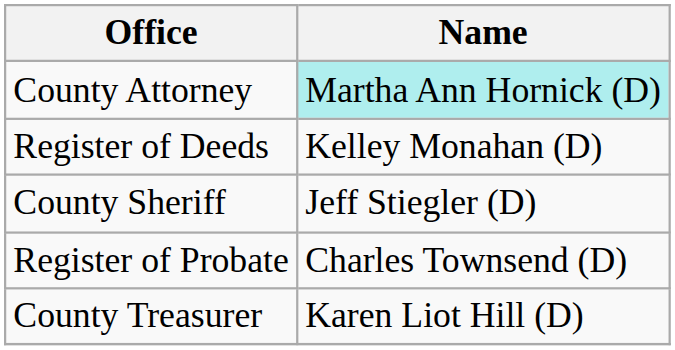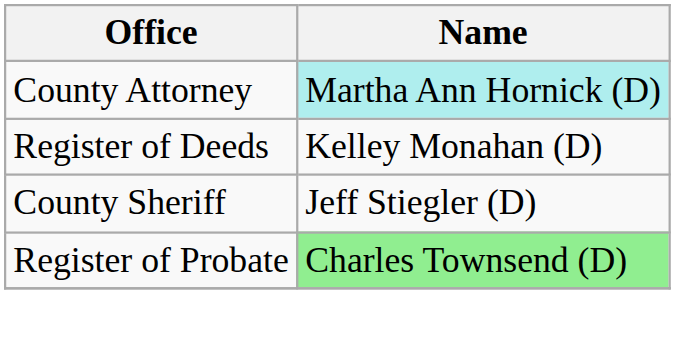(466, 259) no background -> (466, 259) lightgreen background
- row: (138, 315)
